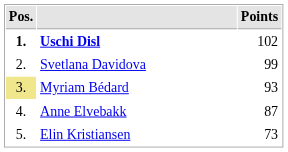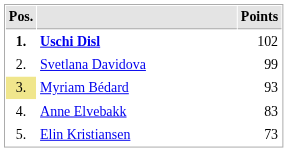(271, 111) 87 -> (271, 111) 83
